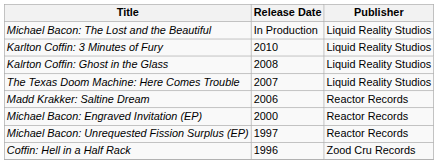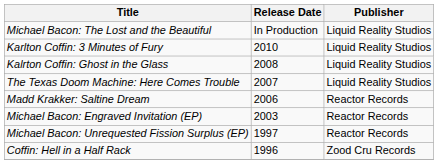(266, 116) 2000 -> (266, 116) 2003
